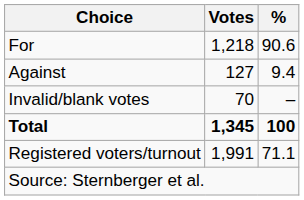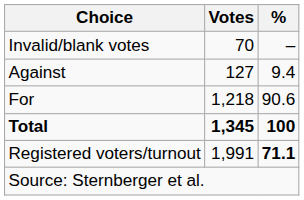rows swapped: (21, 45) <-> (79, 99)
(279, 153) normal -> (279, 153) bold
